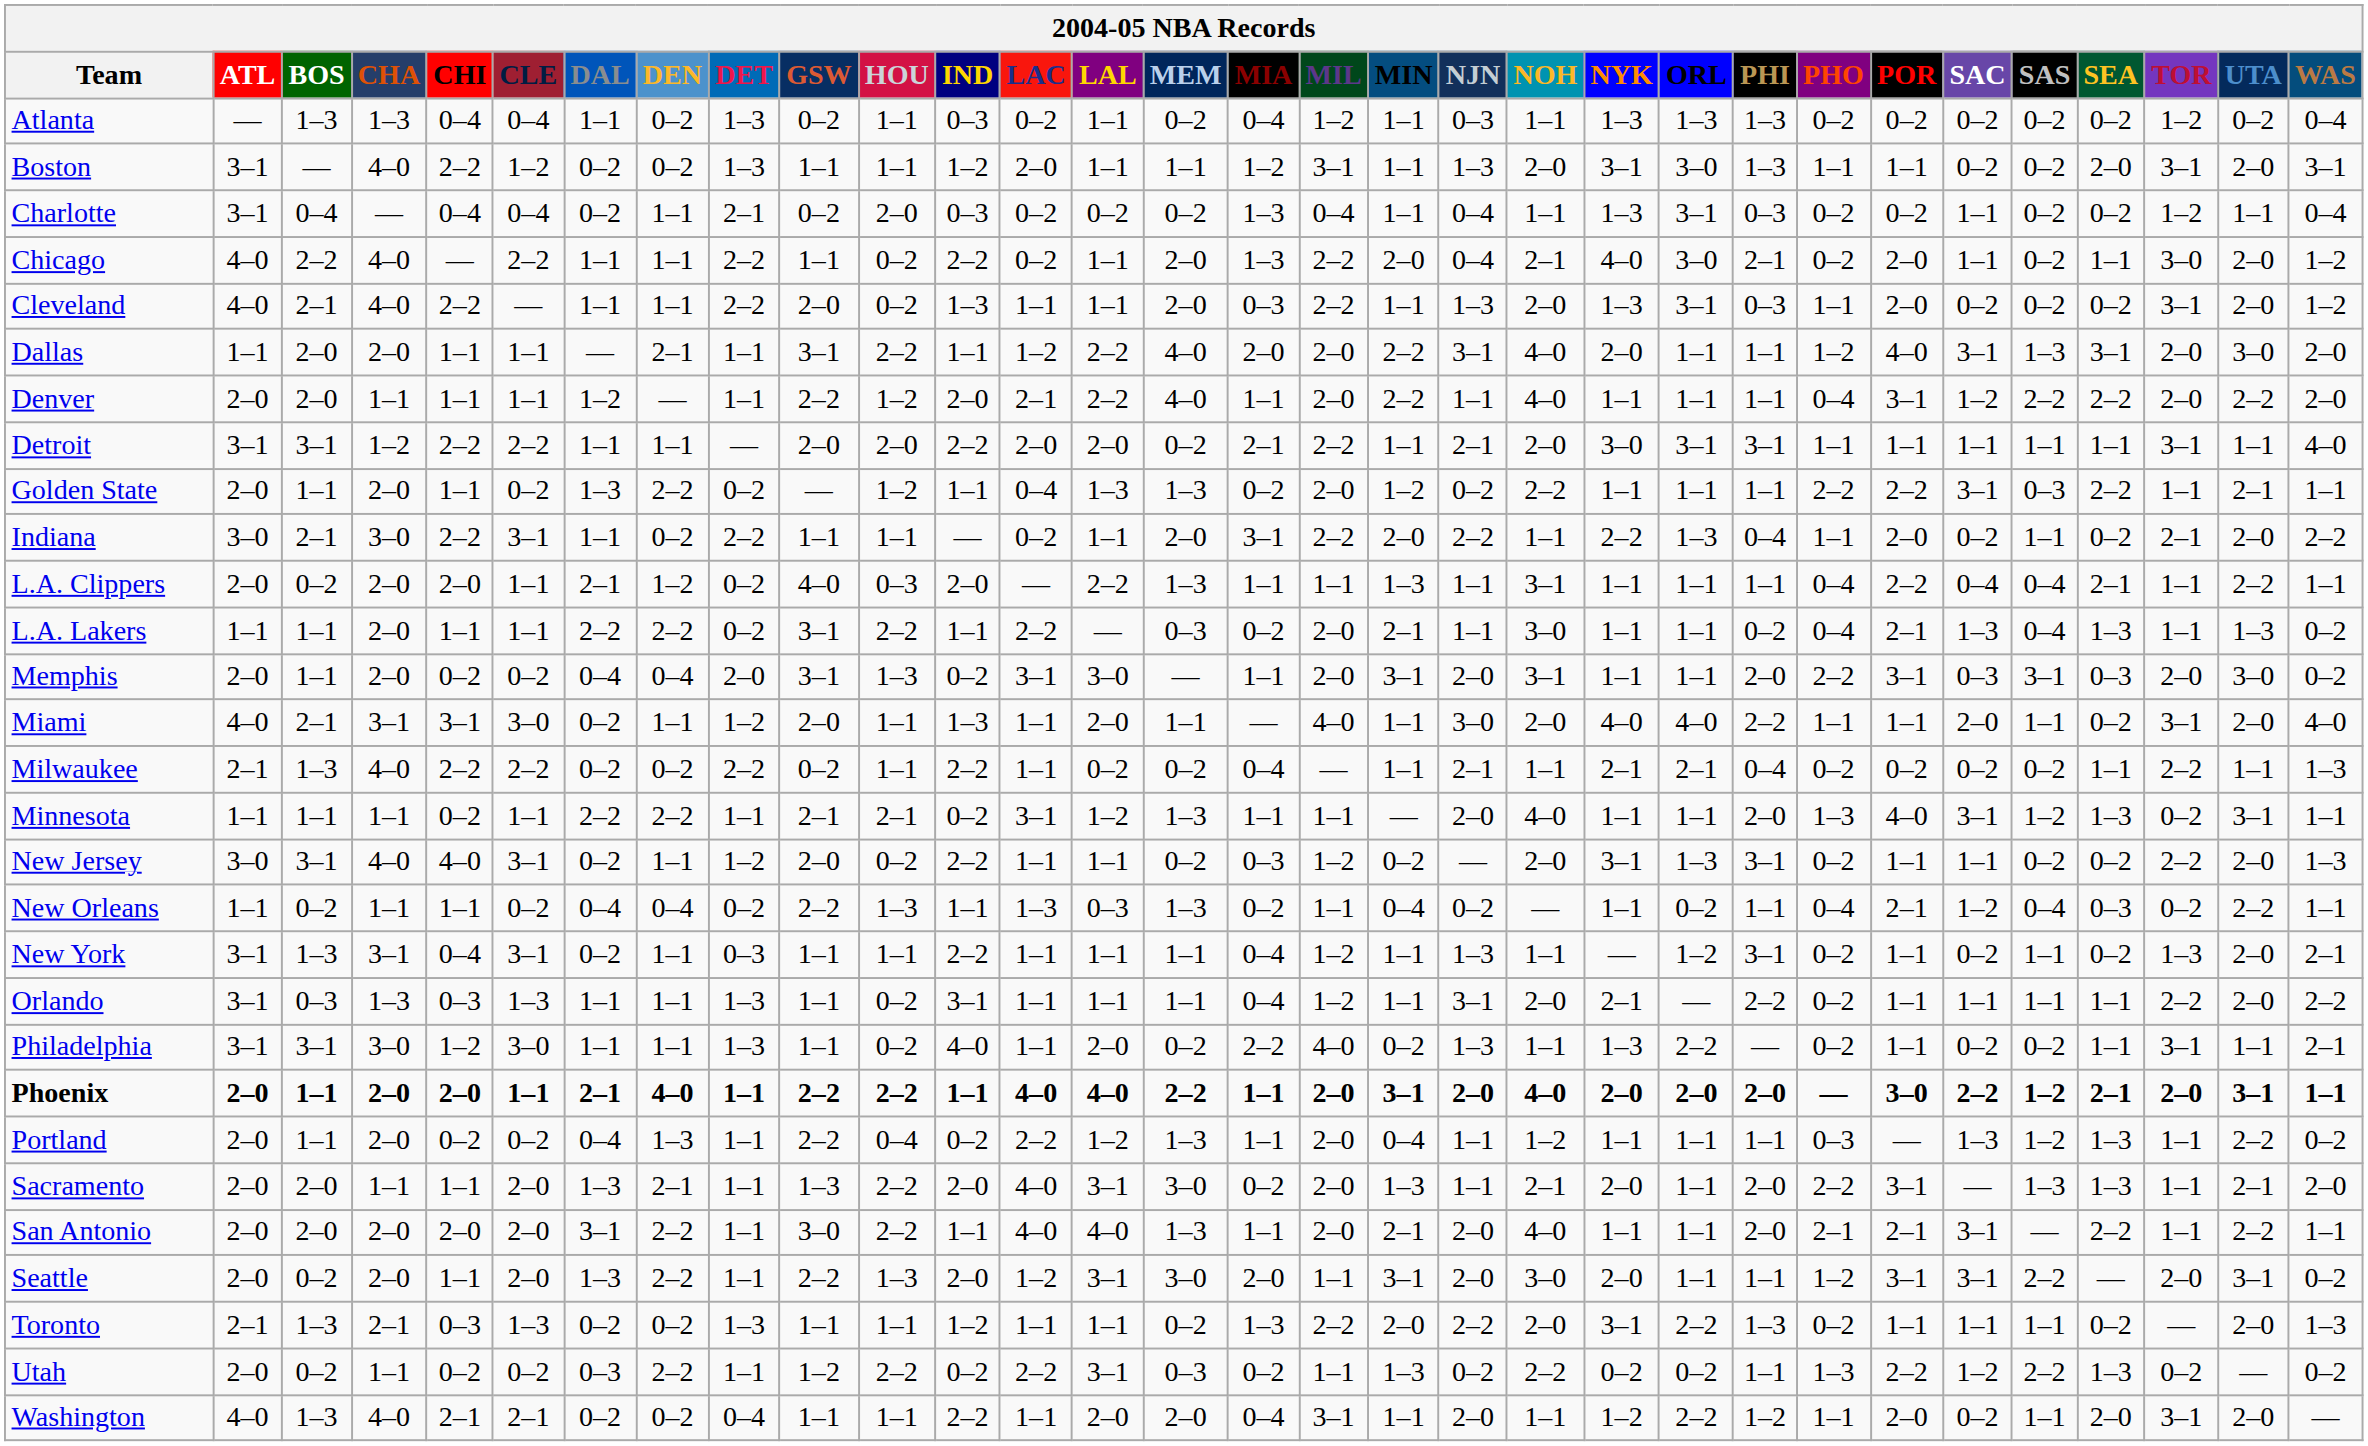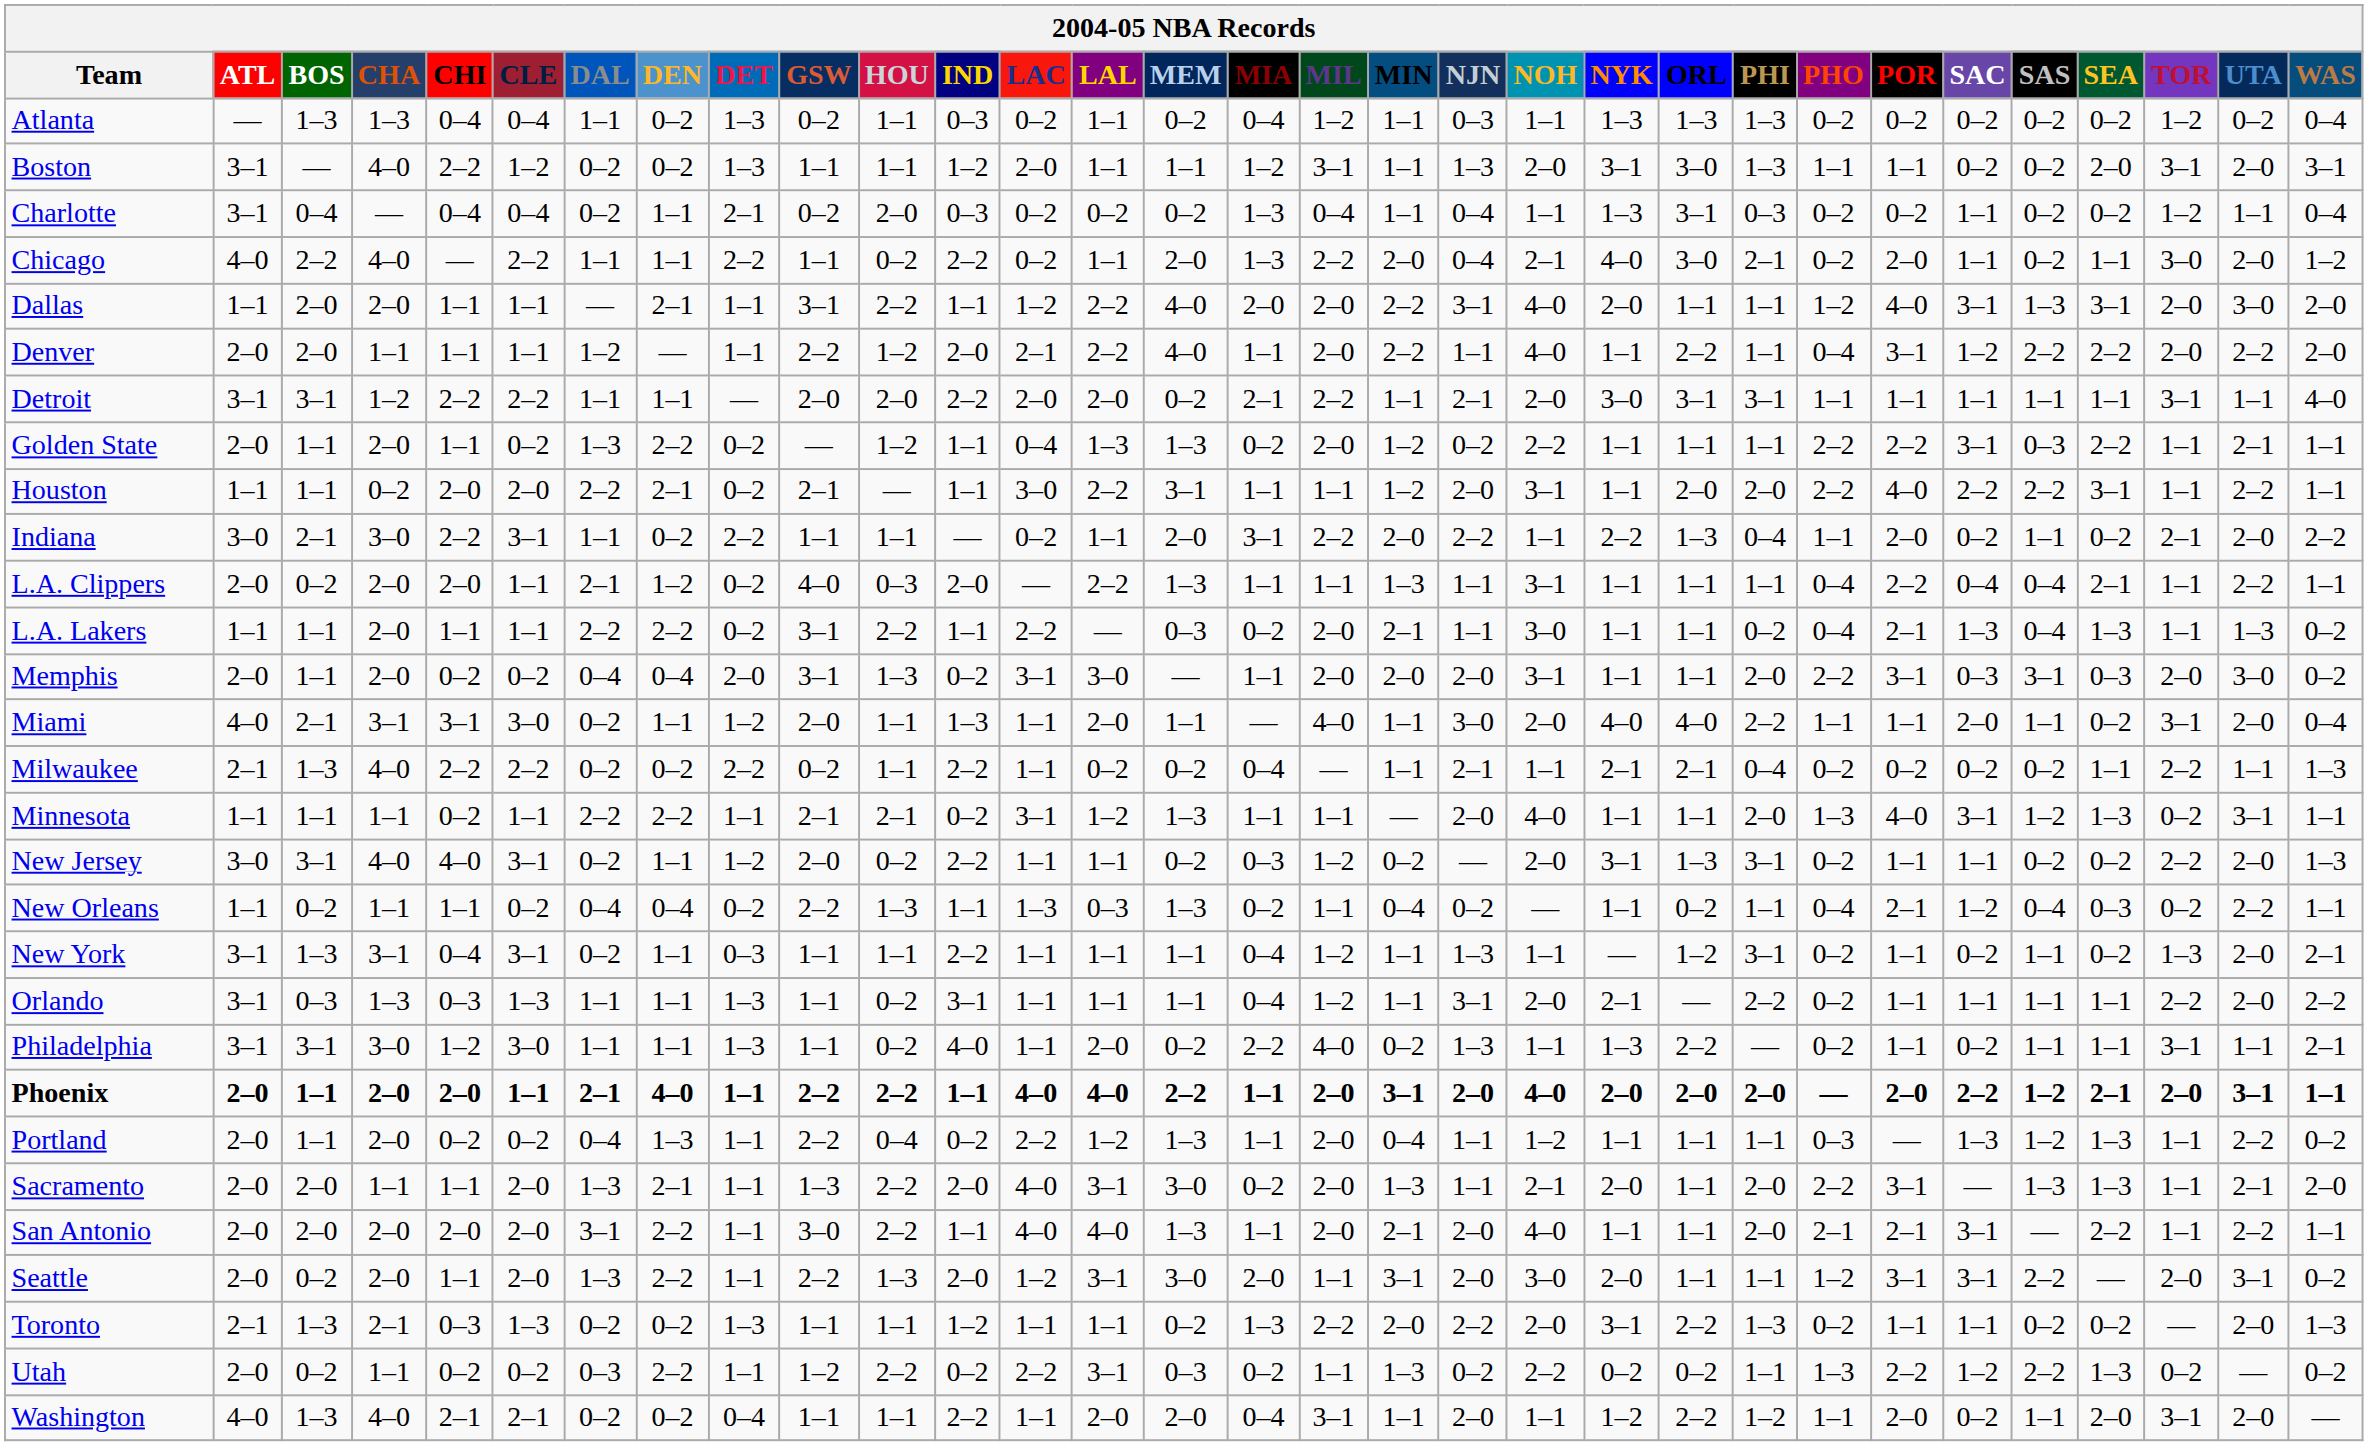- row: (68, 305)
(1696, 398) 1–1 -> (1696, 352) 2–2
+ row: (59, 491)
(1404, 676) 3–1 -> (1404, 676) 2–0
(2325, 722) 4–0 -> (2325, 722) 0–4
(2045, 1046) 0–2 -> (2045, 1046) 1–1
(1907, 1093) 3–0 -> (1907, 1093) 2–0
(2045, 1324) 1–1 -> (2045, 1324) 0–2
